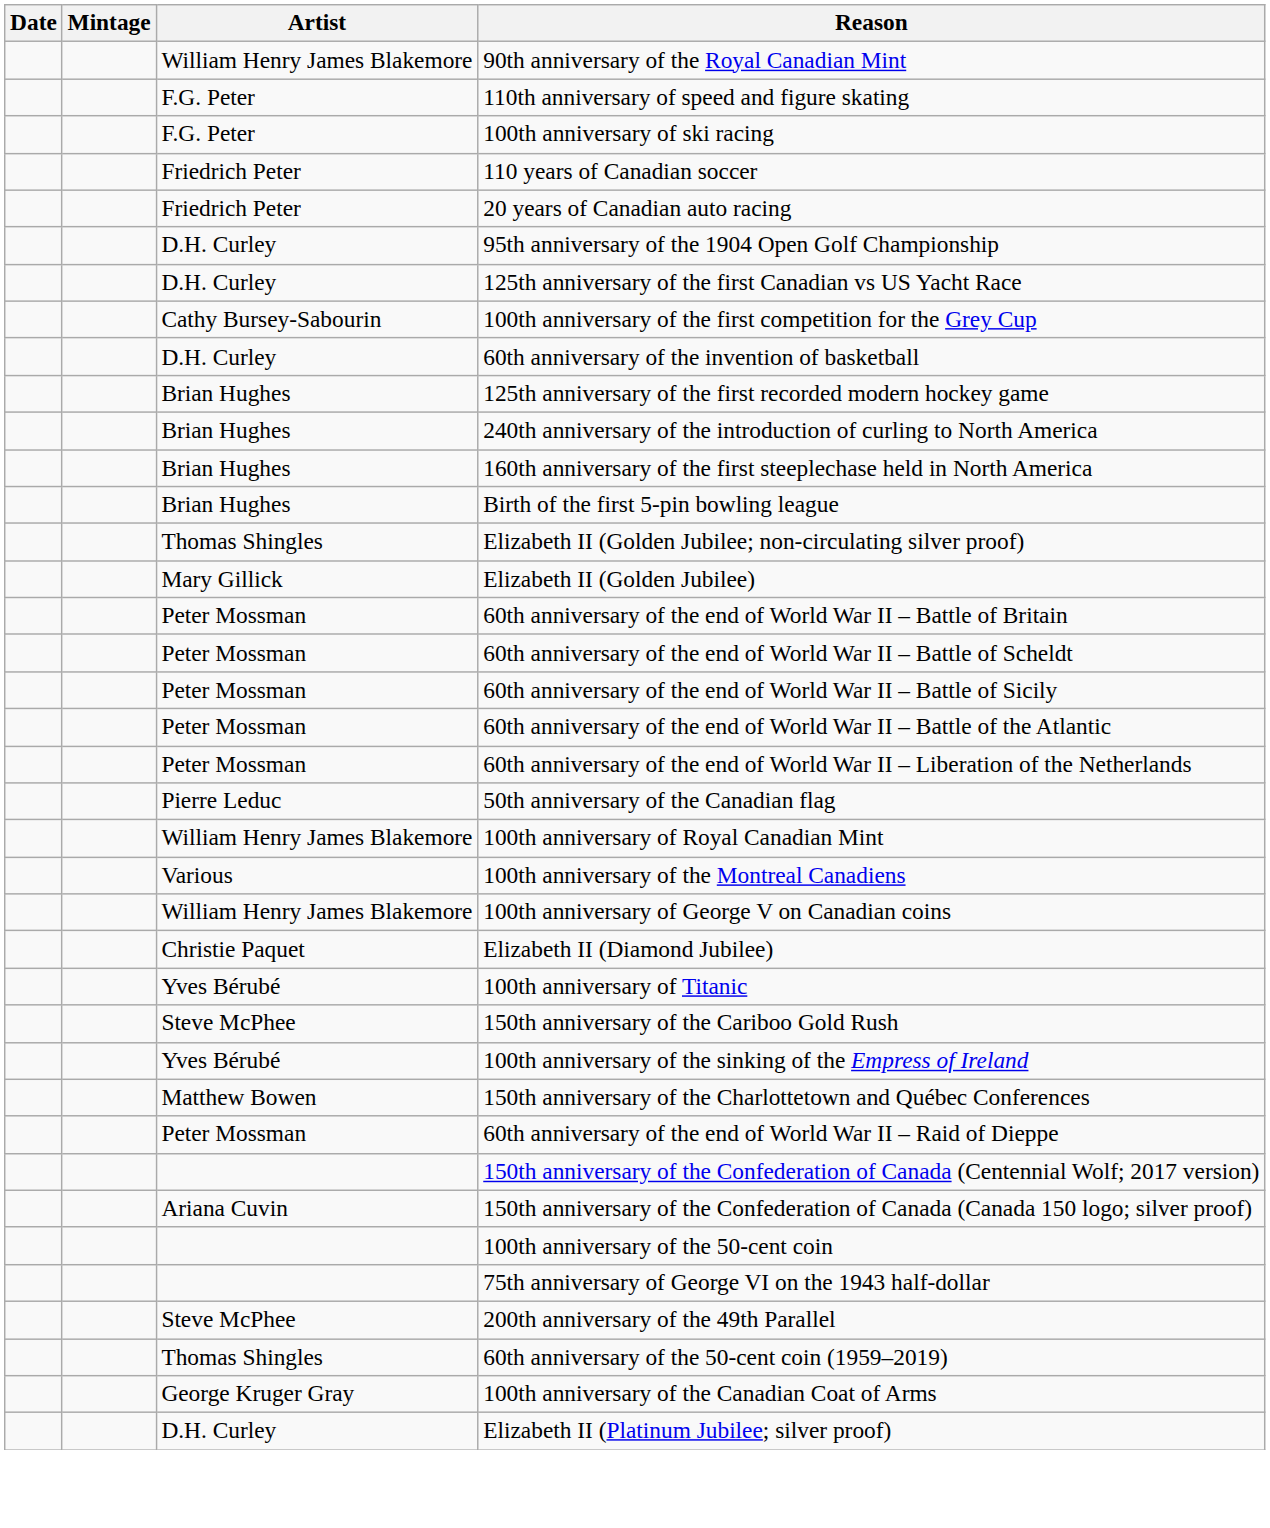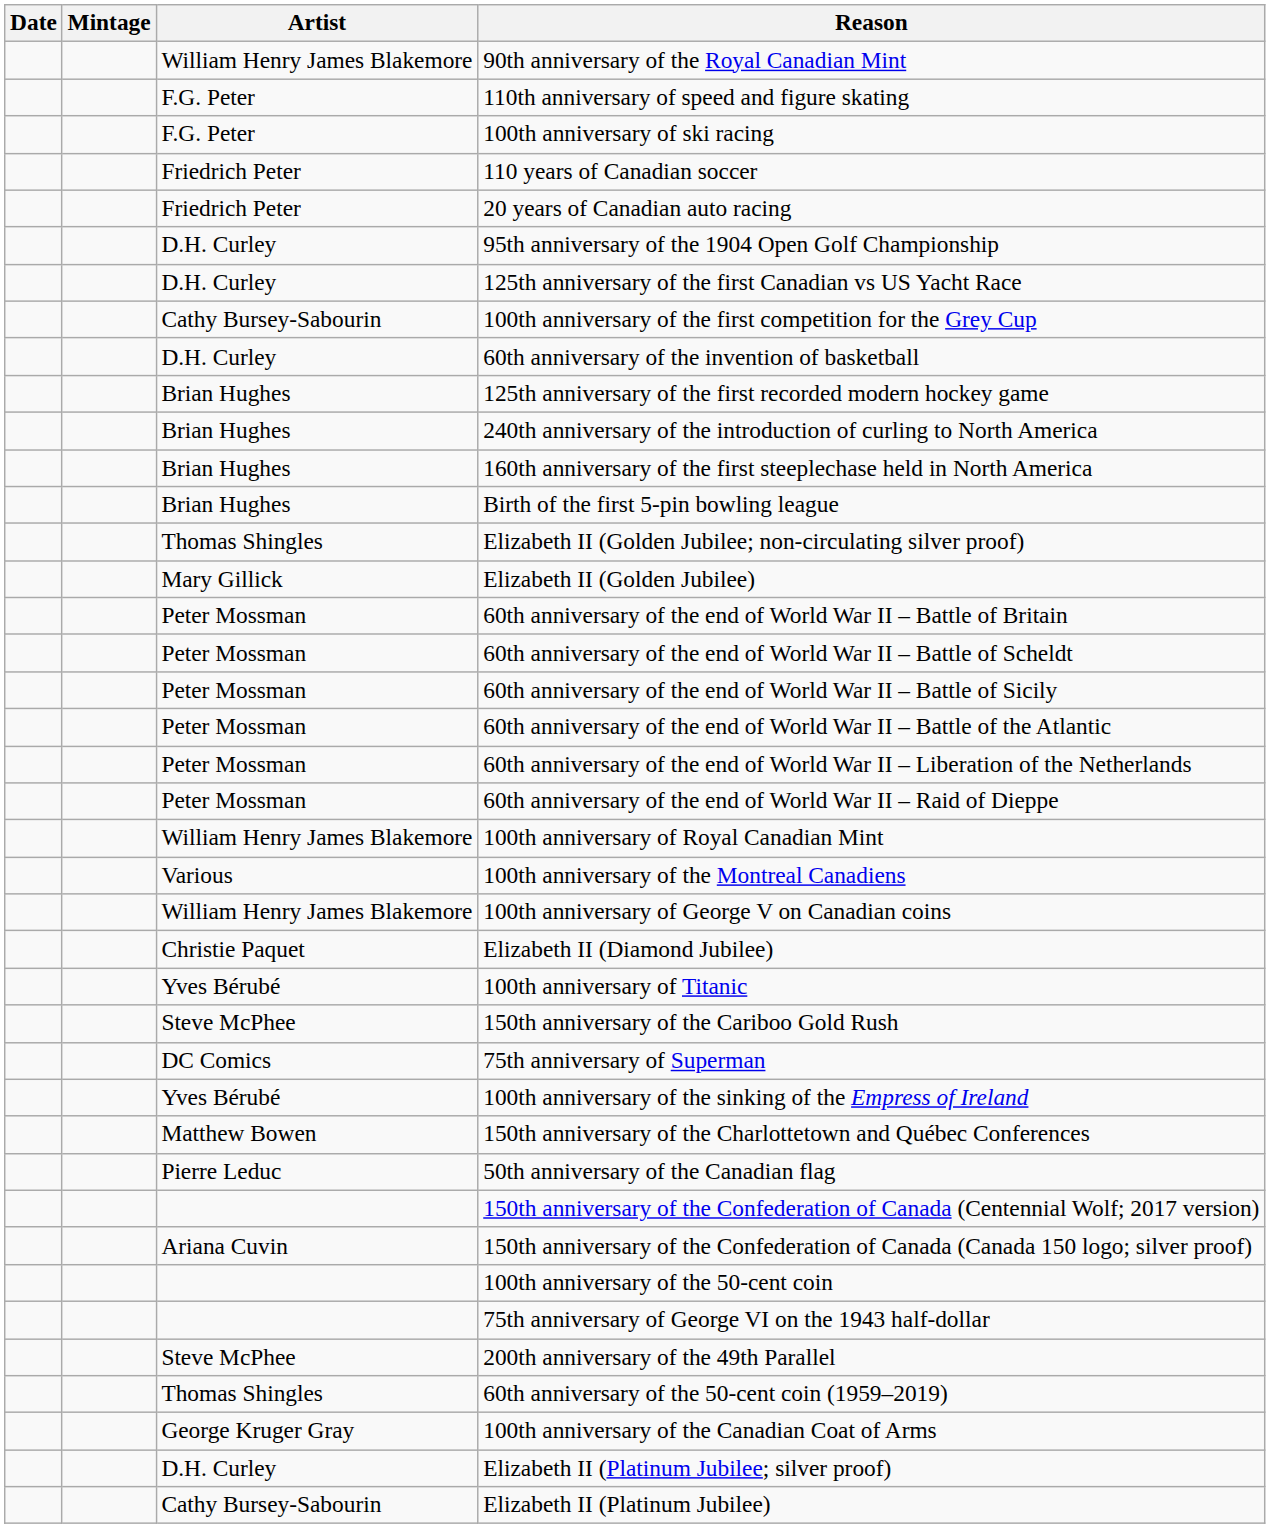rows swapped: (771, 1134) <-> (659, 801)
+ row: (624, 1060)
+ row: (627, 1504)
